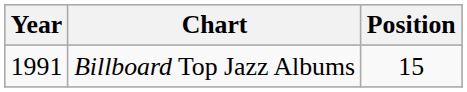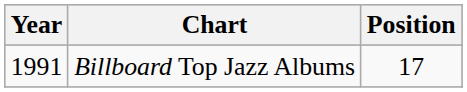(411, 65) 15 -> (411, 65) 17
